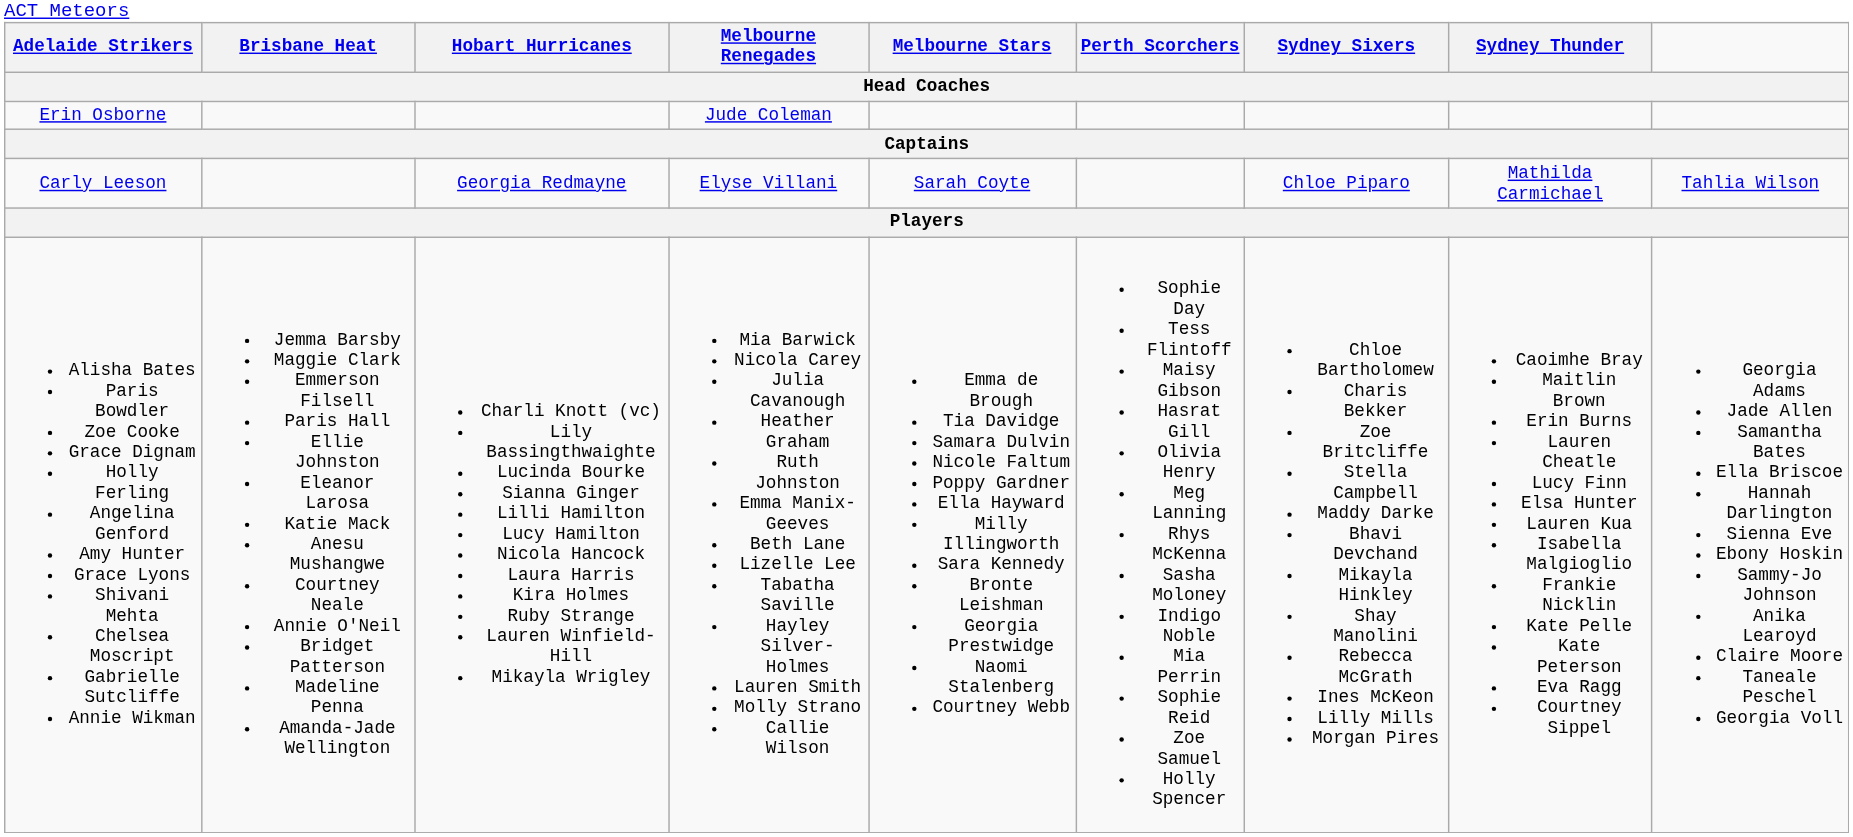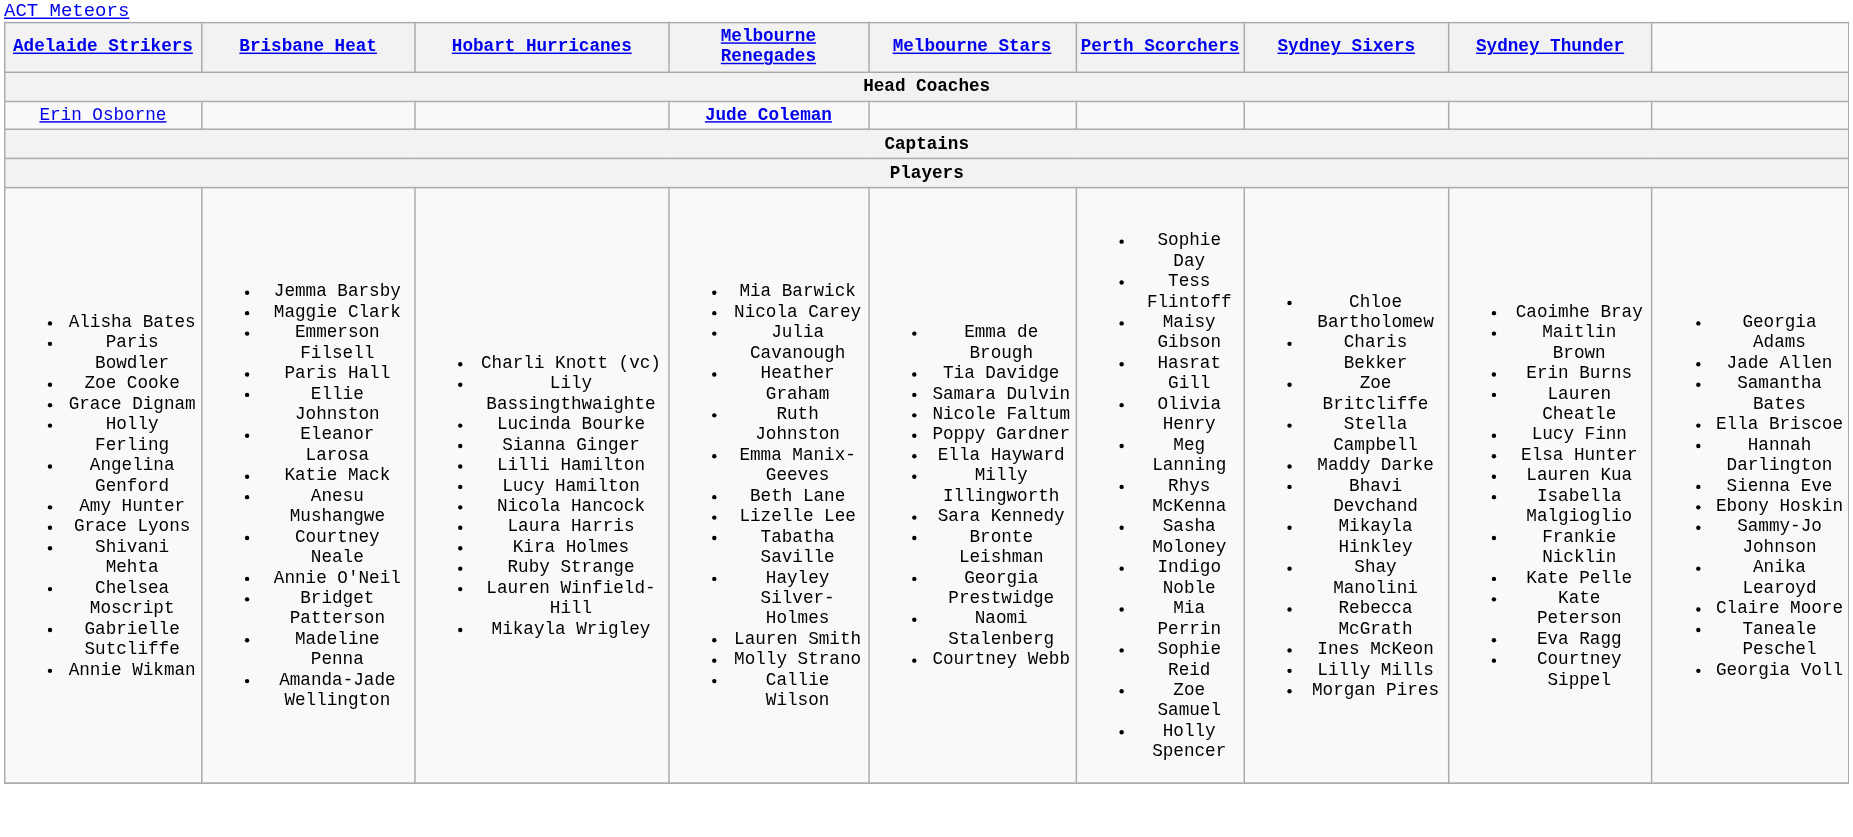(768, 115) normal -> (768, 115) bold
- row: (103, 183)
